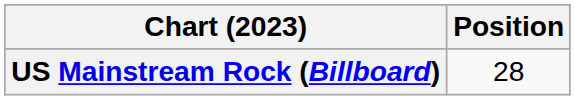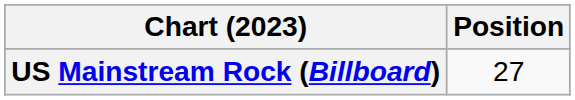(509, 71) 28 -> (509, 71) 27
